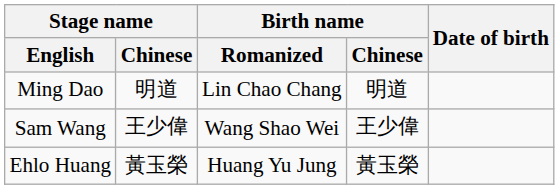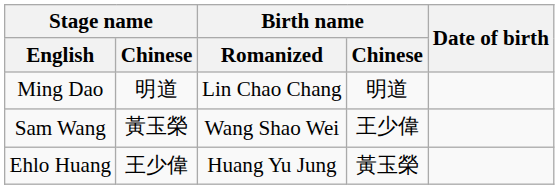(157, 127) 王少偉 -> (157, 127) 黃玉榮
(157, 164) 黃玉榮 -> (157, 164) 王少偉
